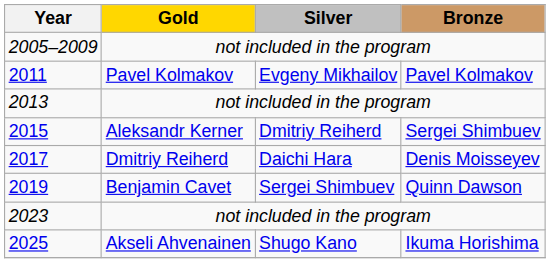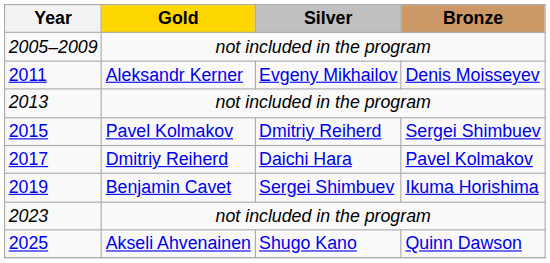(169, 74) Pavel Kolmakov -> (174, 74) Aleksandr Kerner
(469, 74) Pavel Kolmakov -> (473, 74) Denis Moisseyev
(174, 131) Aleksandr Kerner -> (169, 131) Pavel Kolmakov
(473, 159) Denis Moisseyev -> (469, 159) Pavel Kolmakov
(464, 187) Quinn Dawson -> (472, 187) Ikuma Horishima
(472, 243) Ikuma Horishima -> (464, 243) Quinn Dawson
